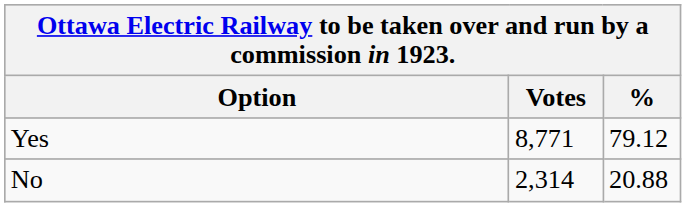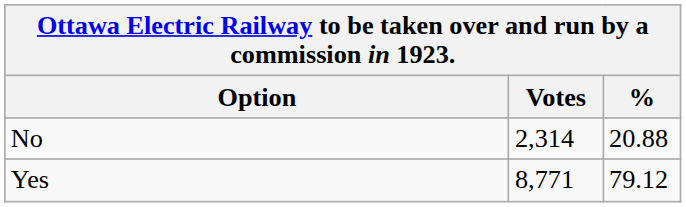rows swapped: (30, 138) <-> (27, 179)
